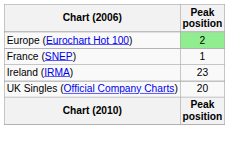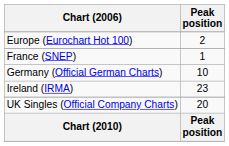(202, 40) lightgreen background -> (202, 40) no background
+ row: (85, 72)
